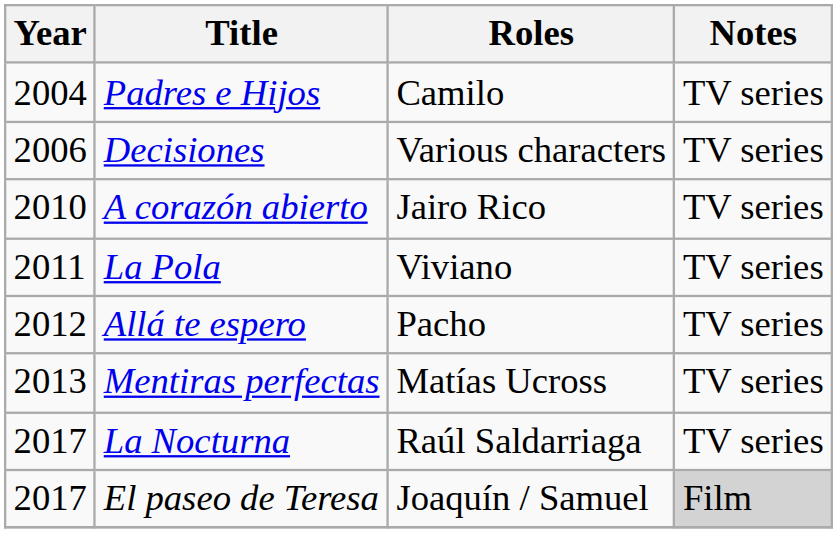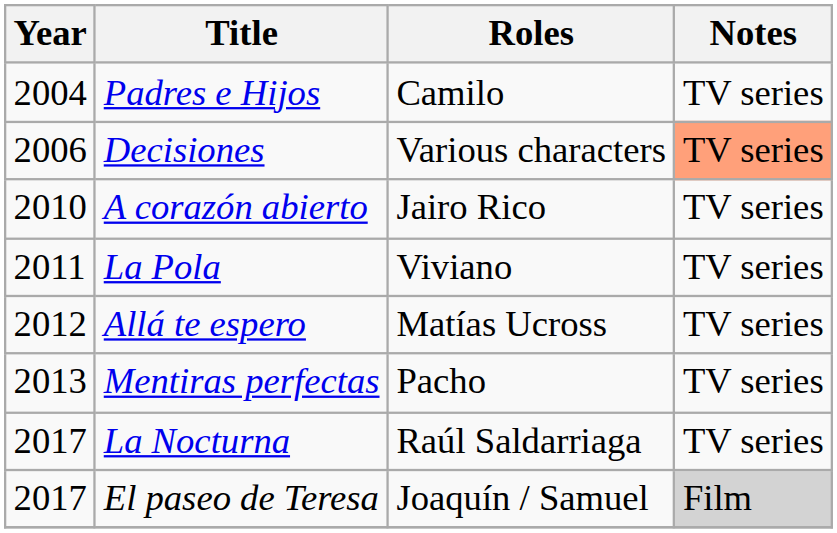(753, 149) no background -> (753, 149) lightsalmon background
(441, 324) Pacho -> (502, 324) Matías Ucross
(502, 382) Matías Ucross -> (441, 382) Pacho
